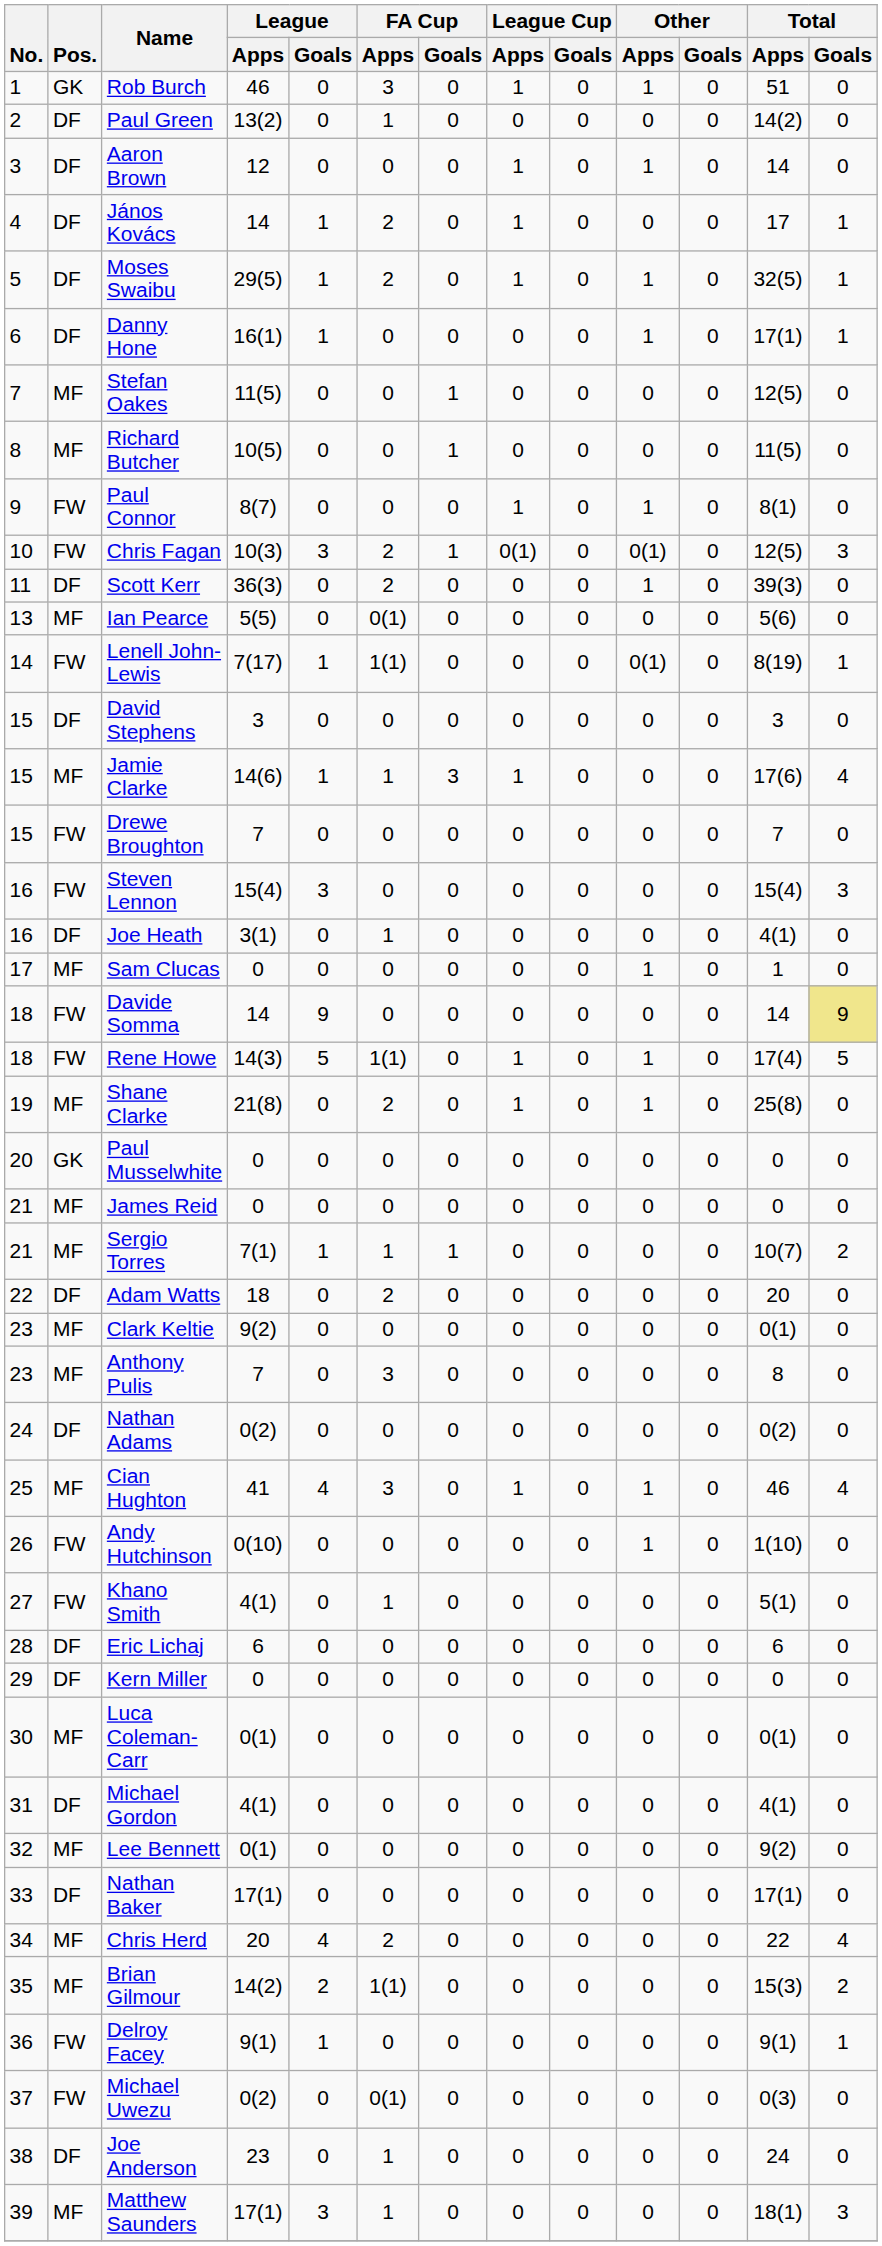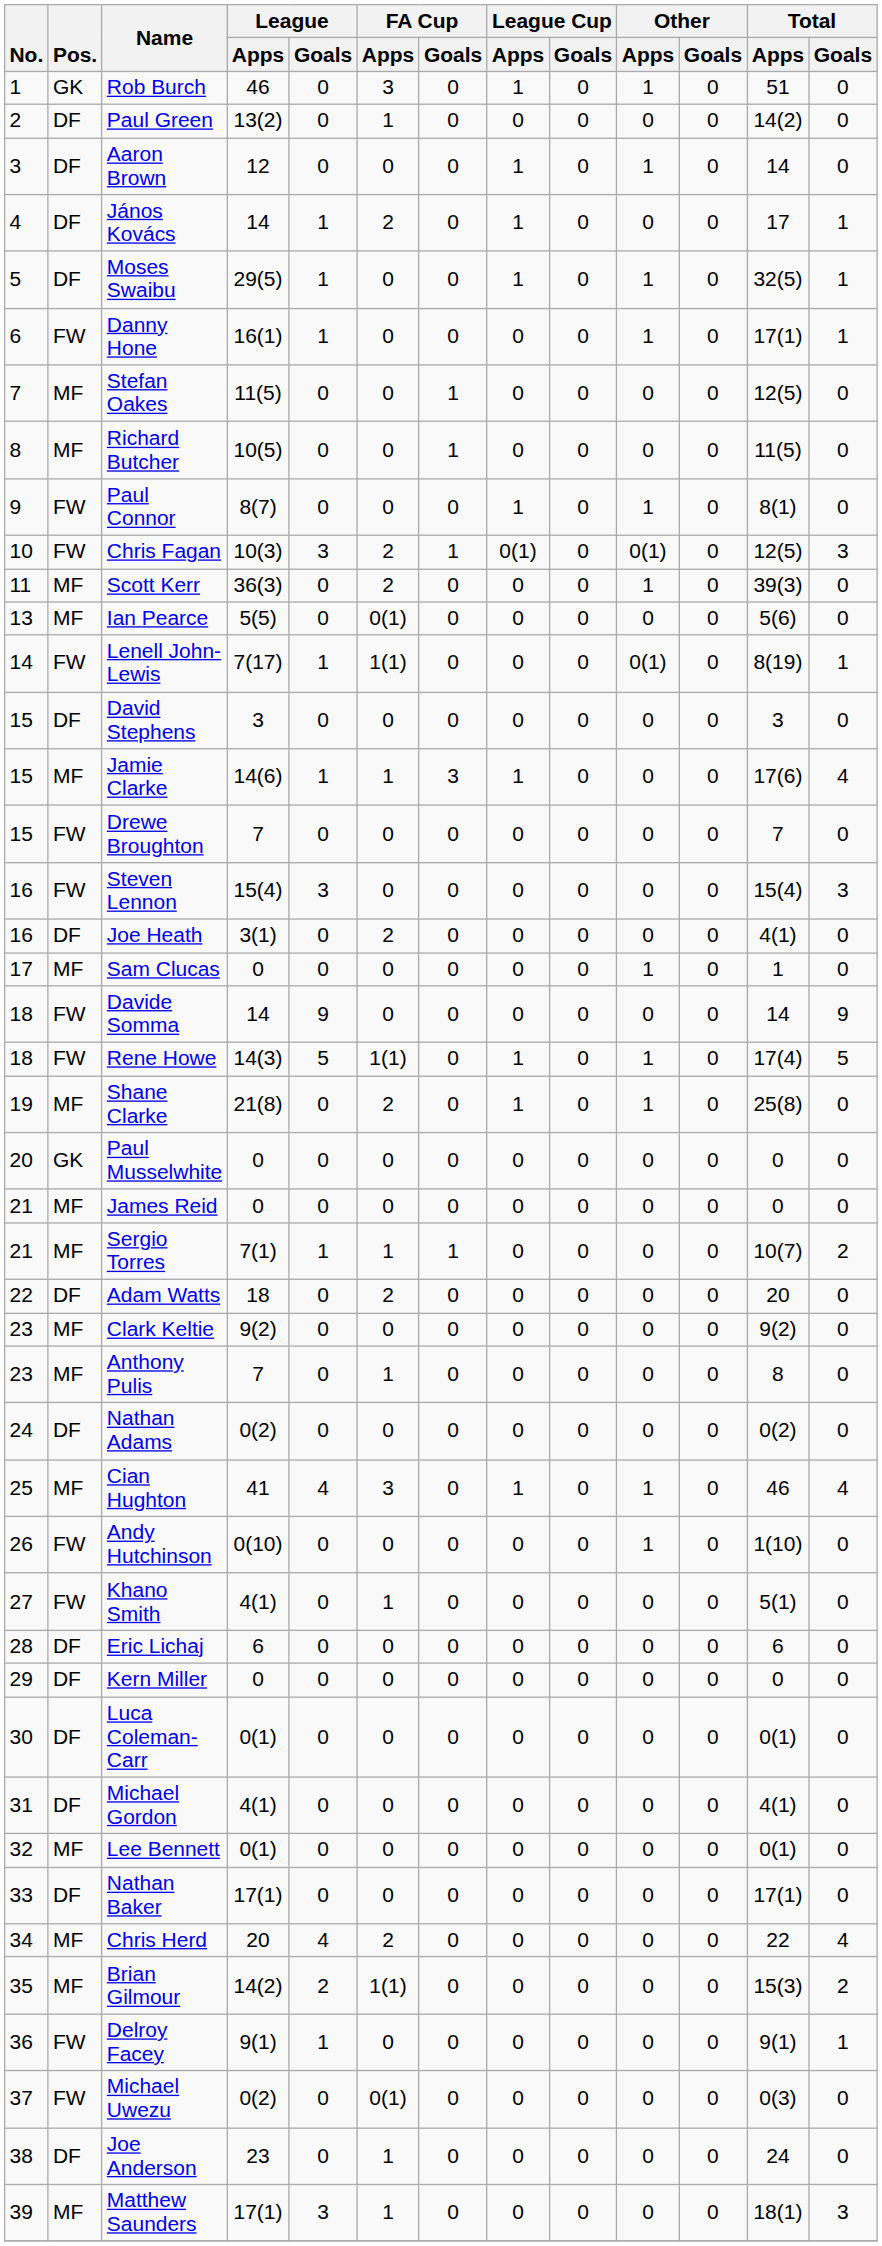(388, 279) 2 -> (388, 279) 0
(67, 336) DF -> (69, 336) FW
(67, 585) DF -> (68, 585) MF
(388, 935) 1 -> (388, 935) 2
(843, 1013) khaki background -> (843, 1013) no background
(778, 1329) 0(1) -> (778, 1329) 9(2)
(388, 1374) 3 -> (388, 1374) 1
(68, 1736) MF -> (67, 1736) DF
(778, 1850) 9(2) -> (778, 1850) 0(1)
